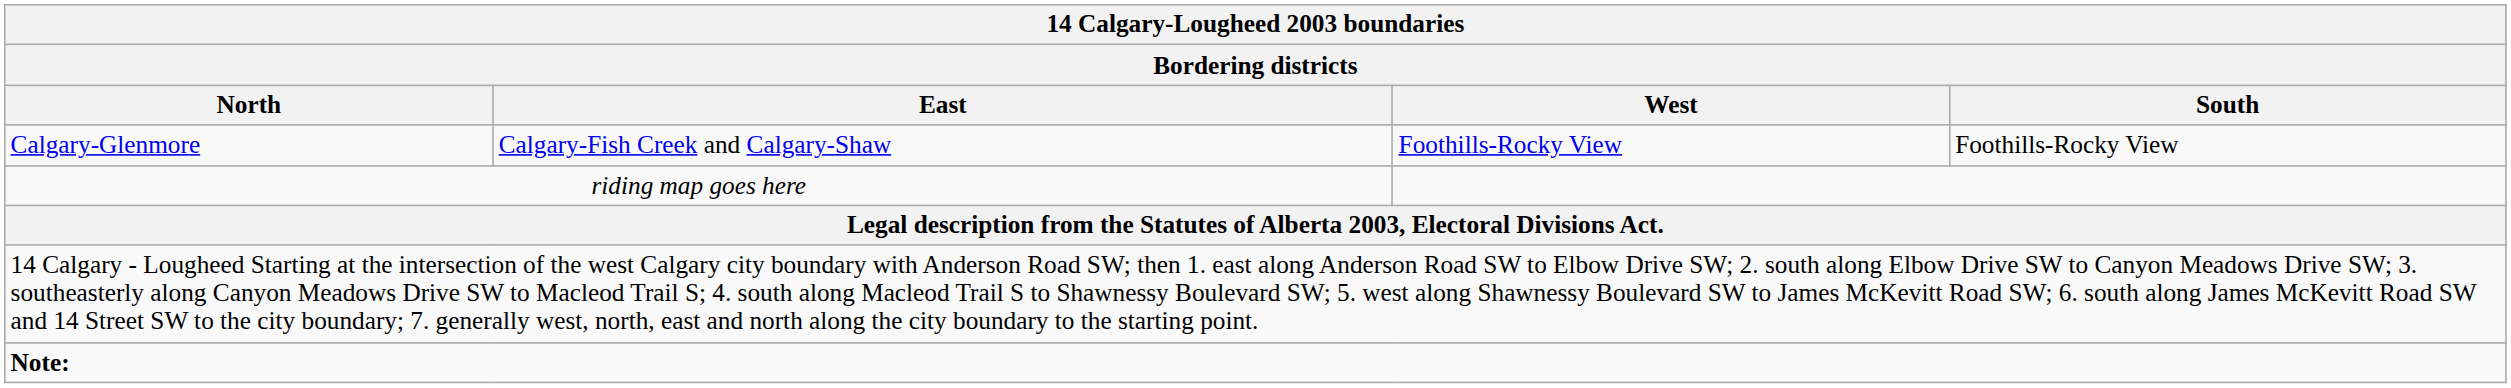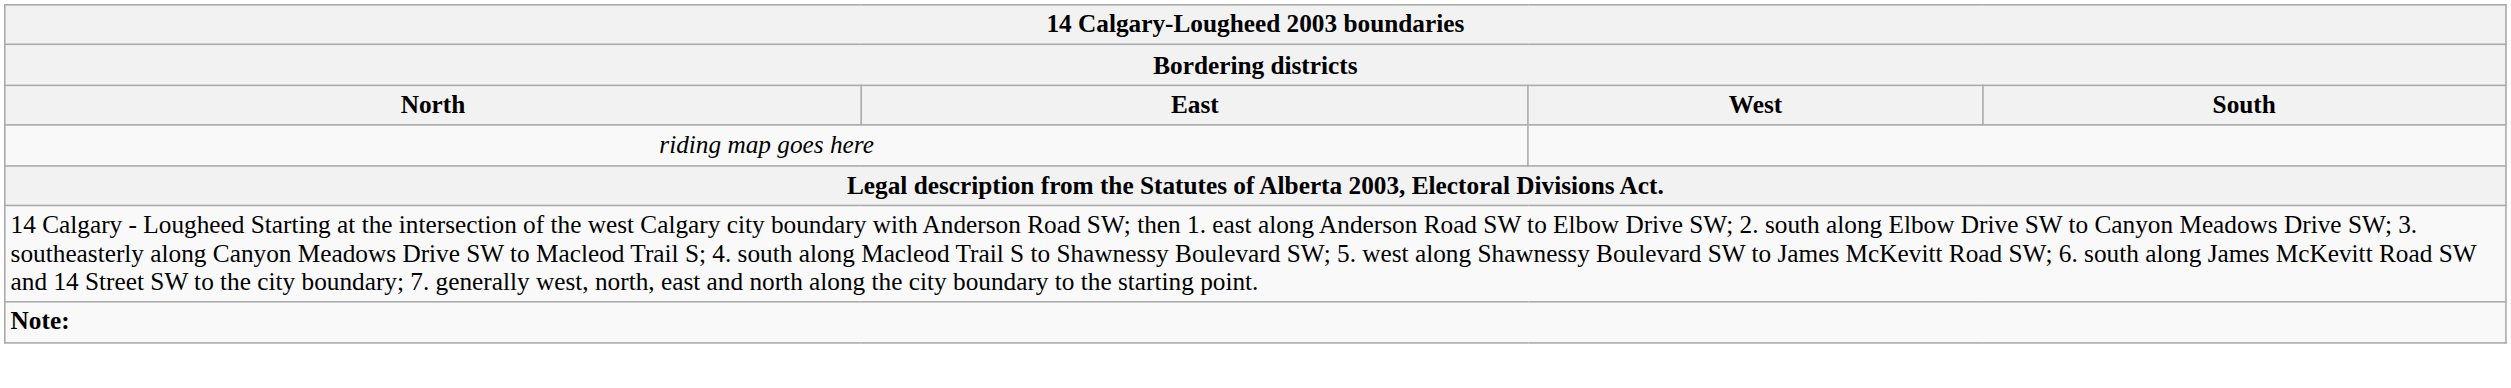- row: (105, 144)
